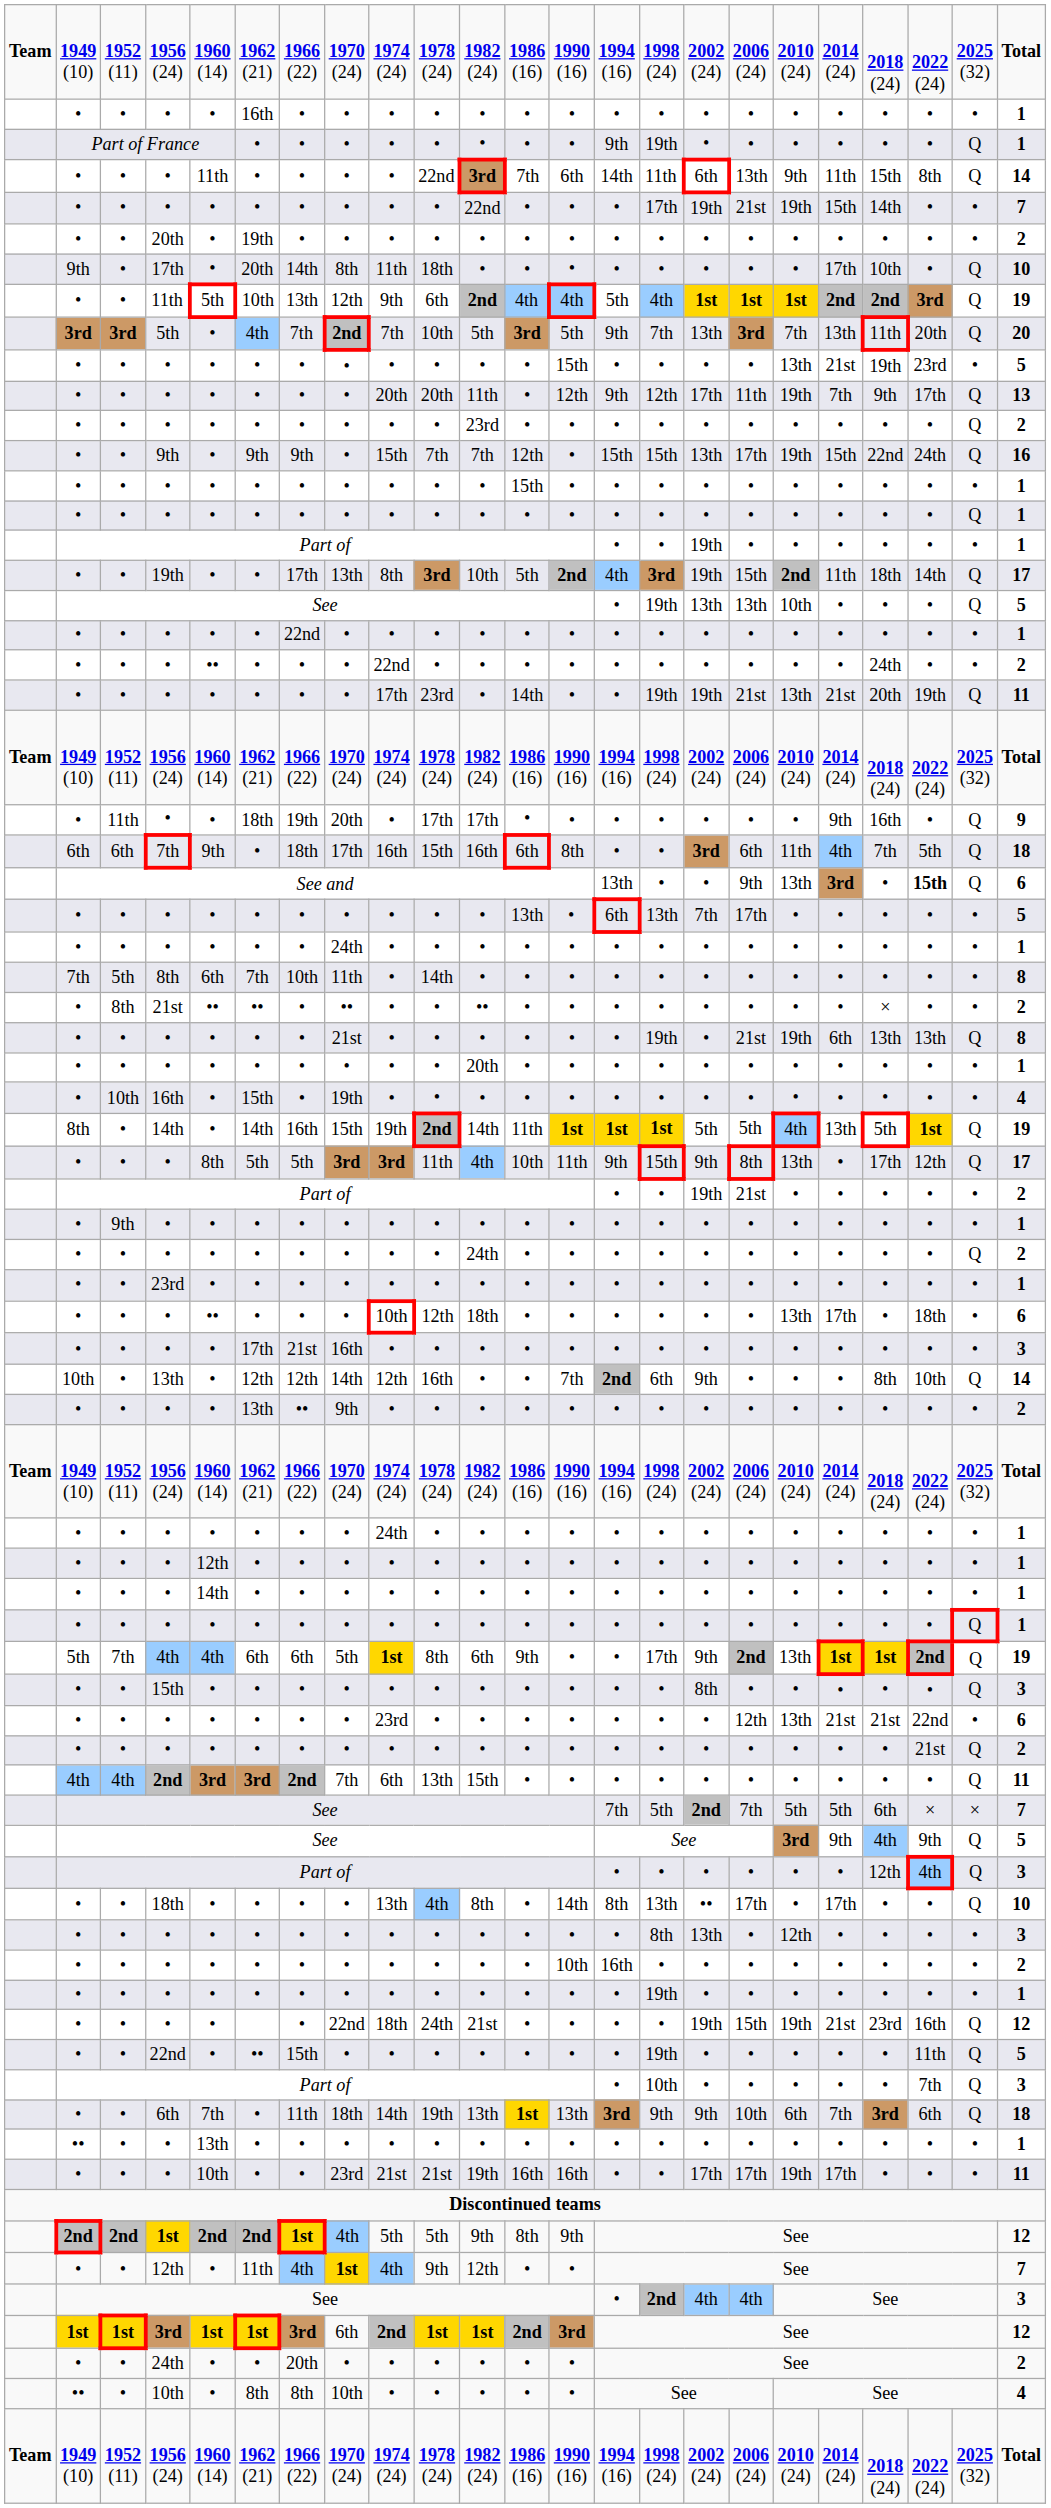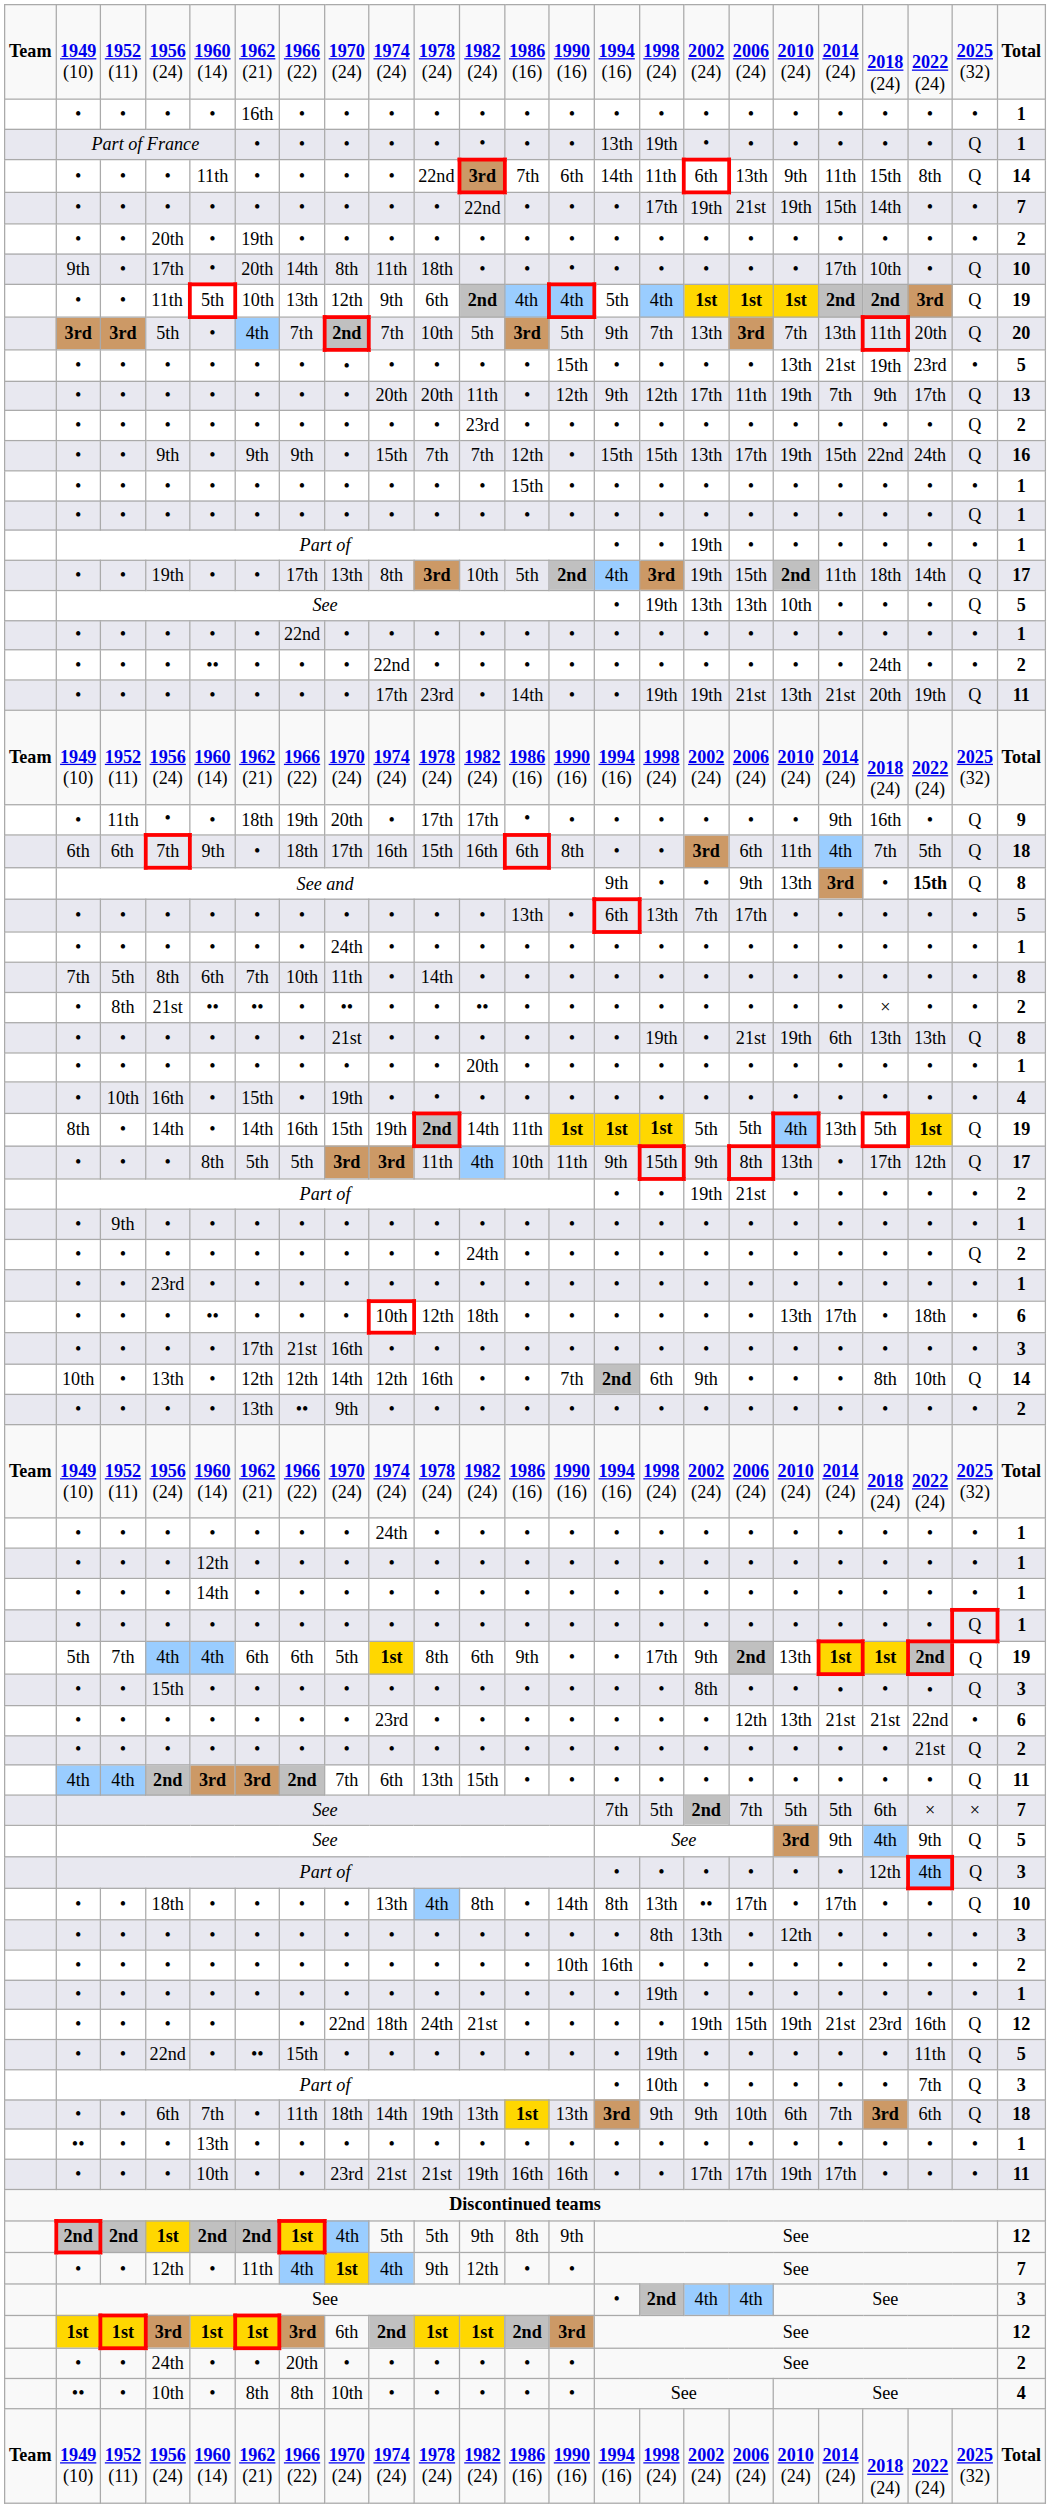(617, 144) 9th -> (617, 144) 13th
(617, 882) 13th -> (617, 882) 9th
(1021, 883) 6 -> (1021, 883) 8
